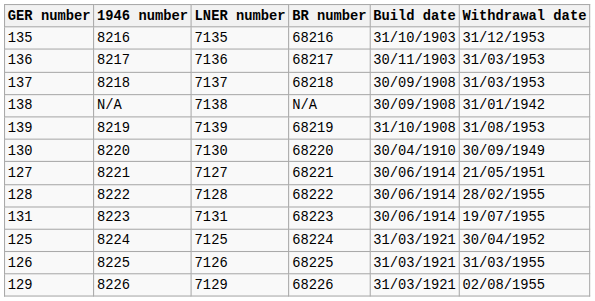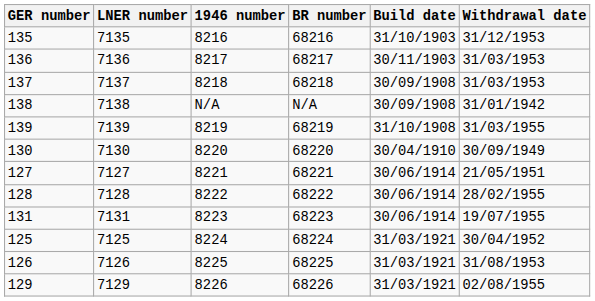columns swapped: (240, 16) <-> (143, 16)
(504, 128) 31/08/1953 -> (504, 128) 31/03/1955
(504, 263) 31/03/1955 -> (504, 263) 31/08/1953
